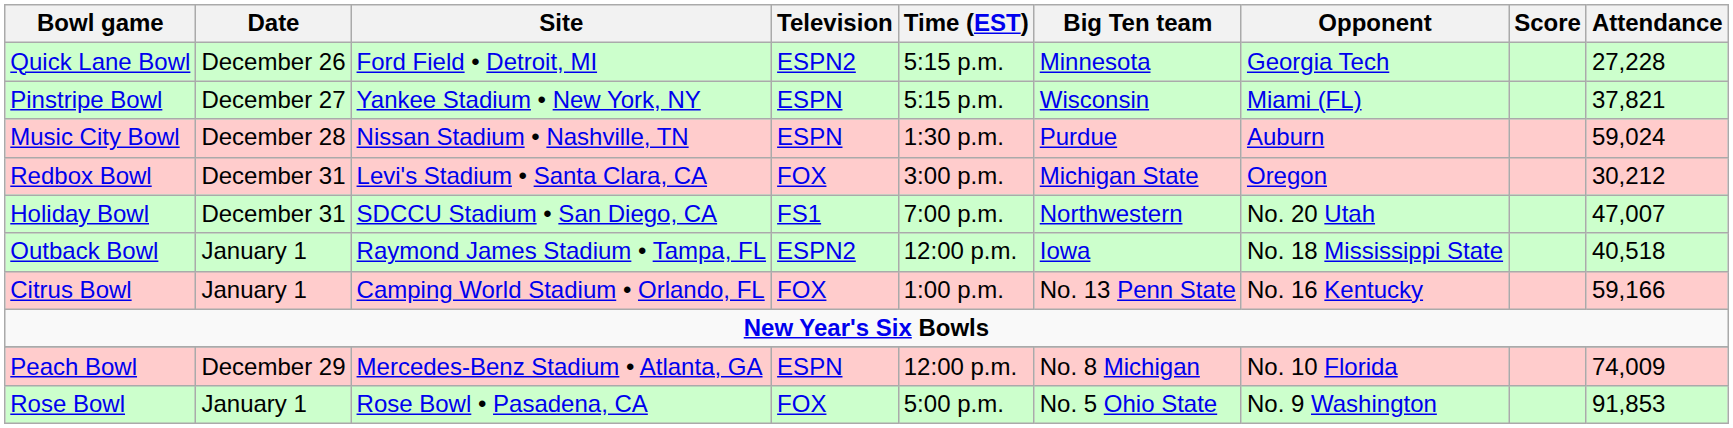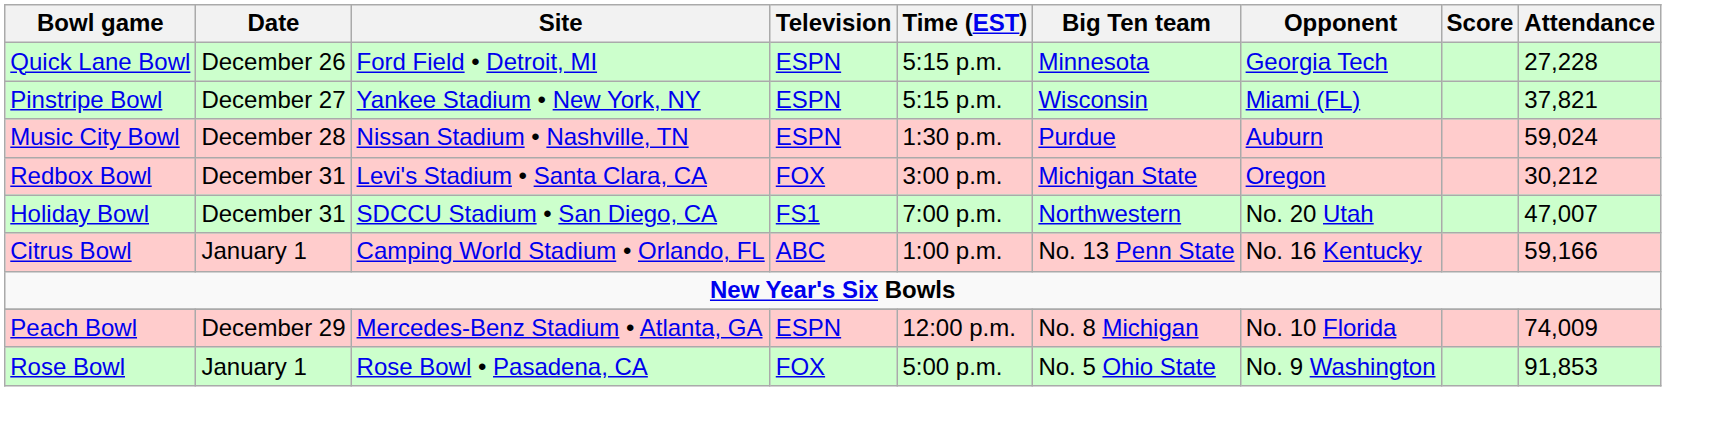(816, 61) ESPN2 -> (808, 61) ESPN
- row: (84, 251)
(802, 289) FOX -> (800, 251) ABC
